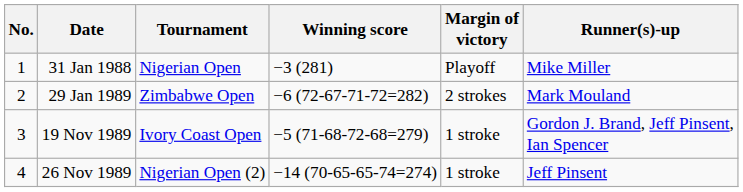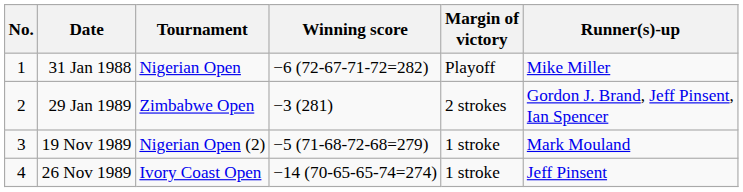(303, 67) −3 (281) -> (351, 67) −6 (72-67-71-72=282)
(351, 95) −6 (72-67-71-72=282) -> (303, 105) −3 (281)
(579, 95) Mark Mouland -> (630, 105) Gordon J. Brand, Jeff Pinsent, Ian Spencer
(200, 134) Ivory Coast Open -> (202, 144) Nigerian Open (2)
(630, 134) Gordon J. Brand, Jeff Pinsent, Ian Spencer -> (579, 144) Mark Mouland
(202, 172) Nigerian Open (2) -> (200, 172) Ivory Coast Open
